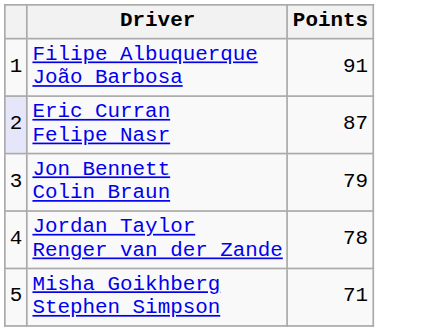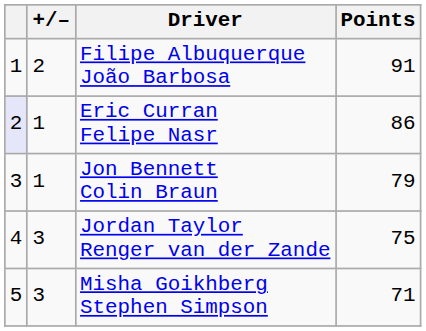+ column: (51, 22)
(355, 125) 87 -> (403, 125) 86
(355, 240) 78 -> (403, 240) 75
